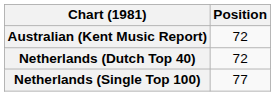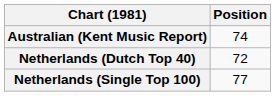(240, 36) 72 -> (240, 36) 74
